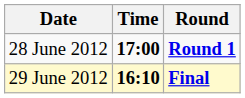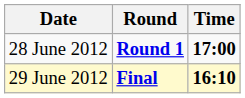columns swapped: (138, 19) <-> (202, 19)
